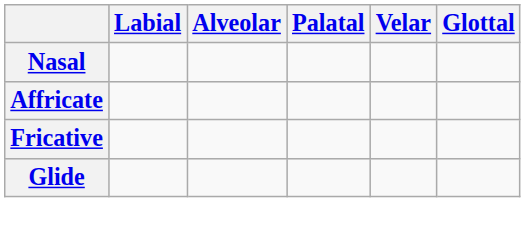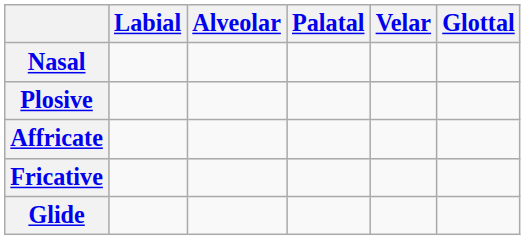+ row: (57, 100)
